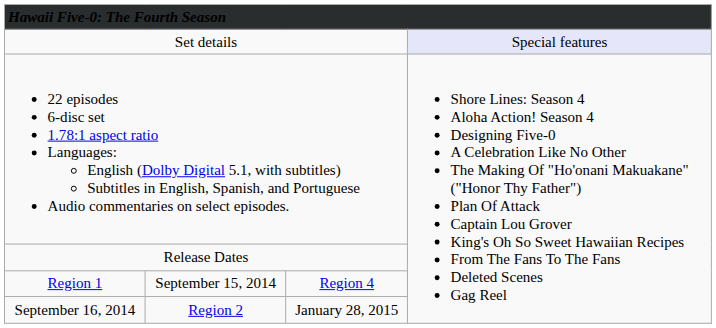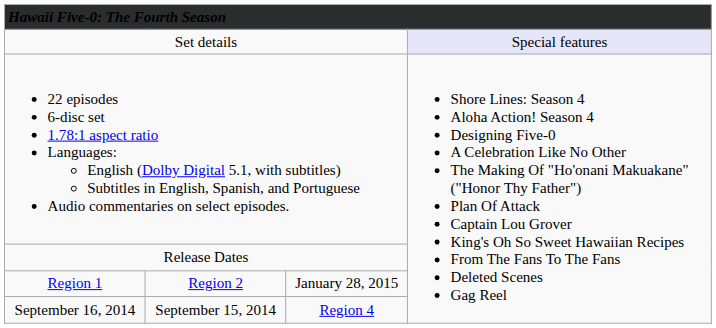(216, 283) September 15, 2014 -> (216, 283) Region 2
(347, 283) Region 4 -> (347, 283) January 28, 2015
(216, 309) Region 2 -> (216, 309) September 15, 2014
(347, 309) January 28, 2015 -> (347, 309) Region 4
